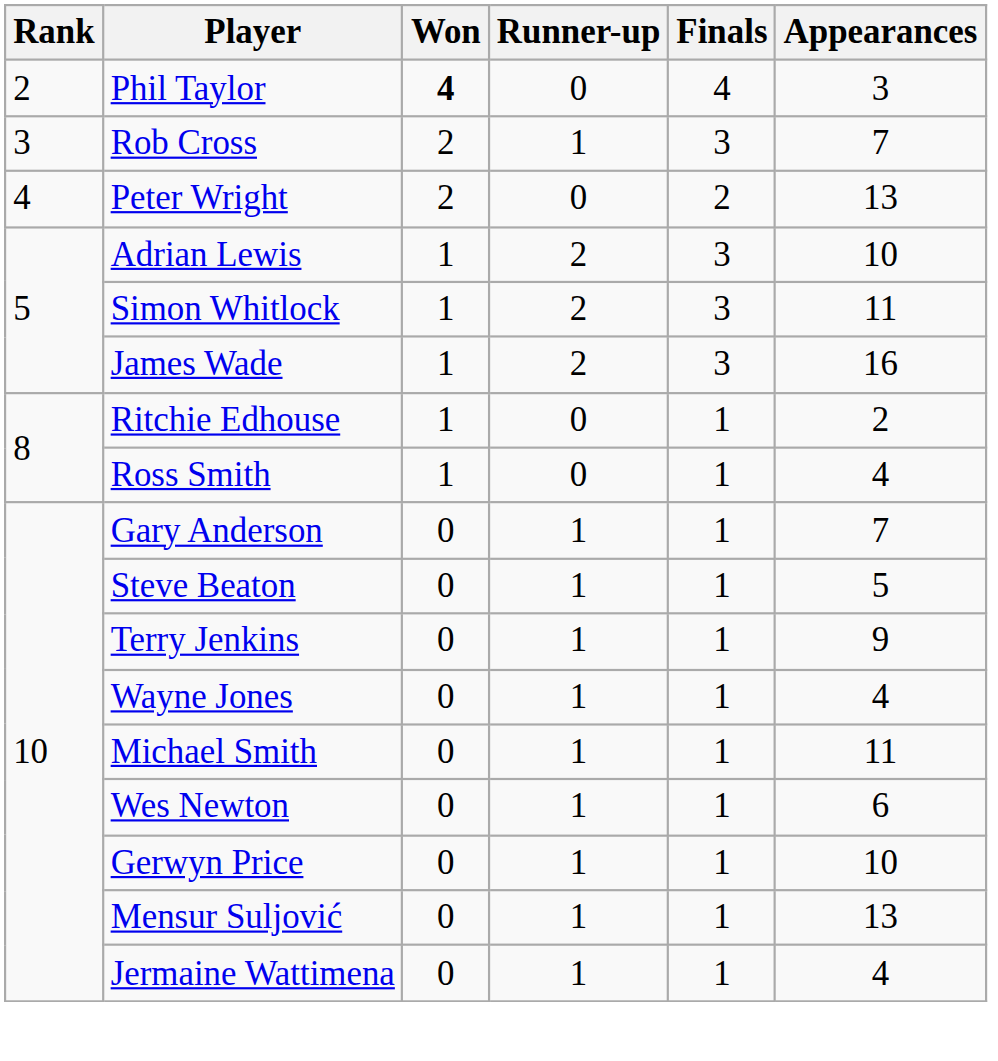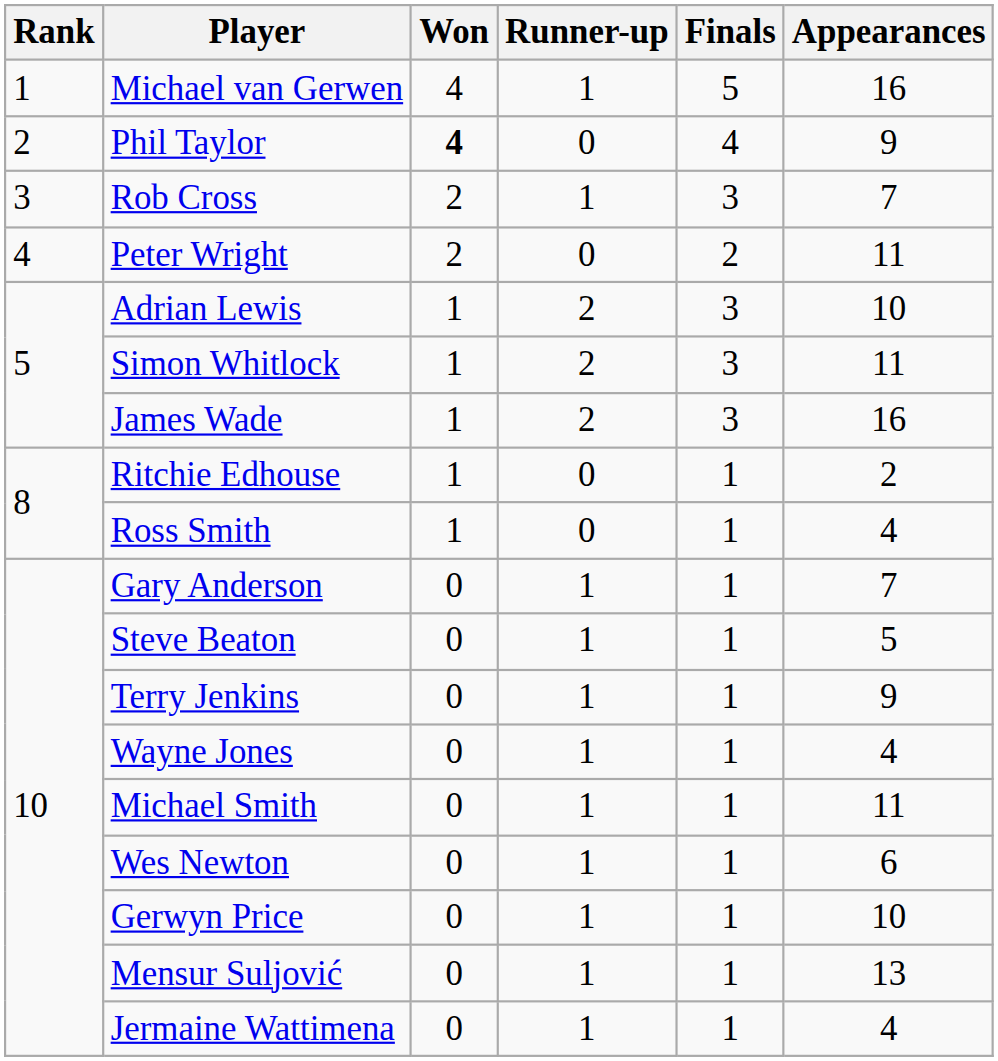+ row: (257, 87)
(880, 87) 3 -> (889, 142) 9
(880, 198) 13 -> (889, 253) 11
